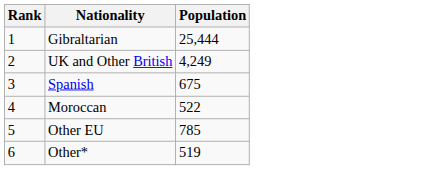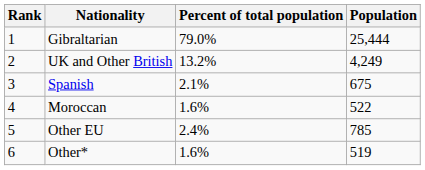+ column: (261, 15)
